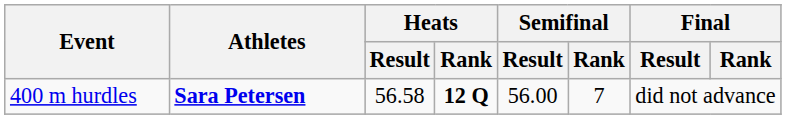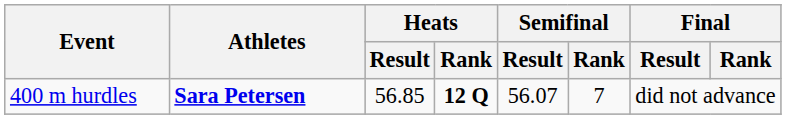(400, 96) 56.58 -> (400, 96) 56.85
(533, 96) 56.00 -> (533, 96) 56.07
